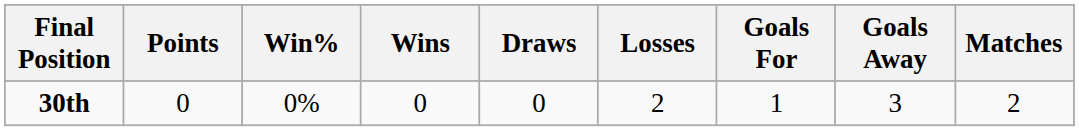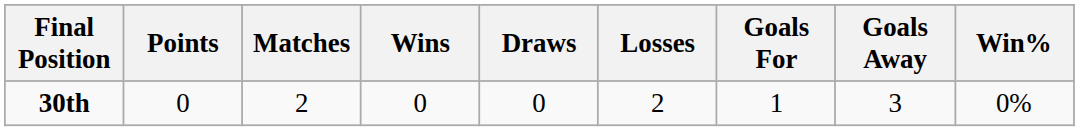columns swapped: (1014, 42) <-> (302, 42)
